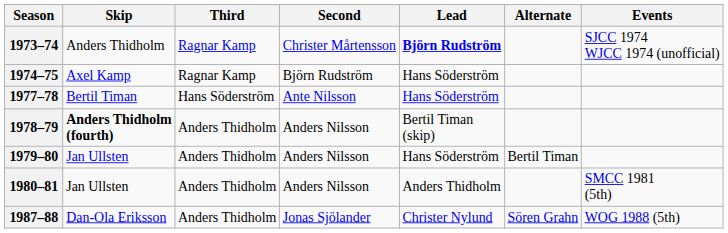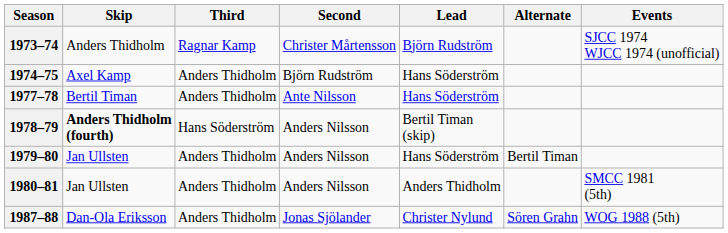(452, 45) bold -> (448, 45) normal
(217, 75) Ragnar Kamp -> (227, 75) Anders Thidholm
(226, 97) Hans Söderström -> (227, 97) Anders Thidholm
(227, 127) Anders Thidholm -> (226, 127) Hans Söderström
